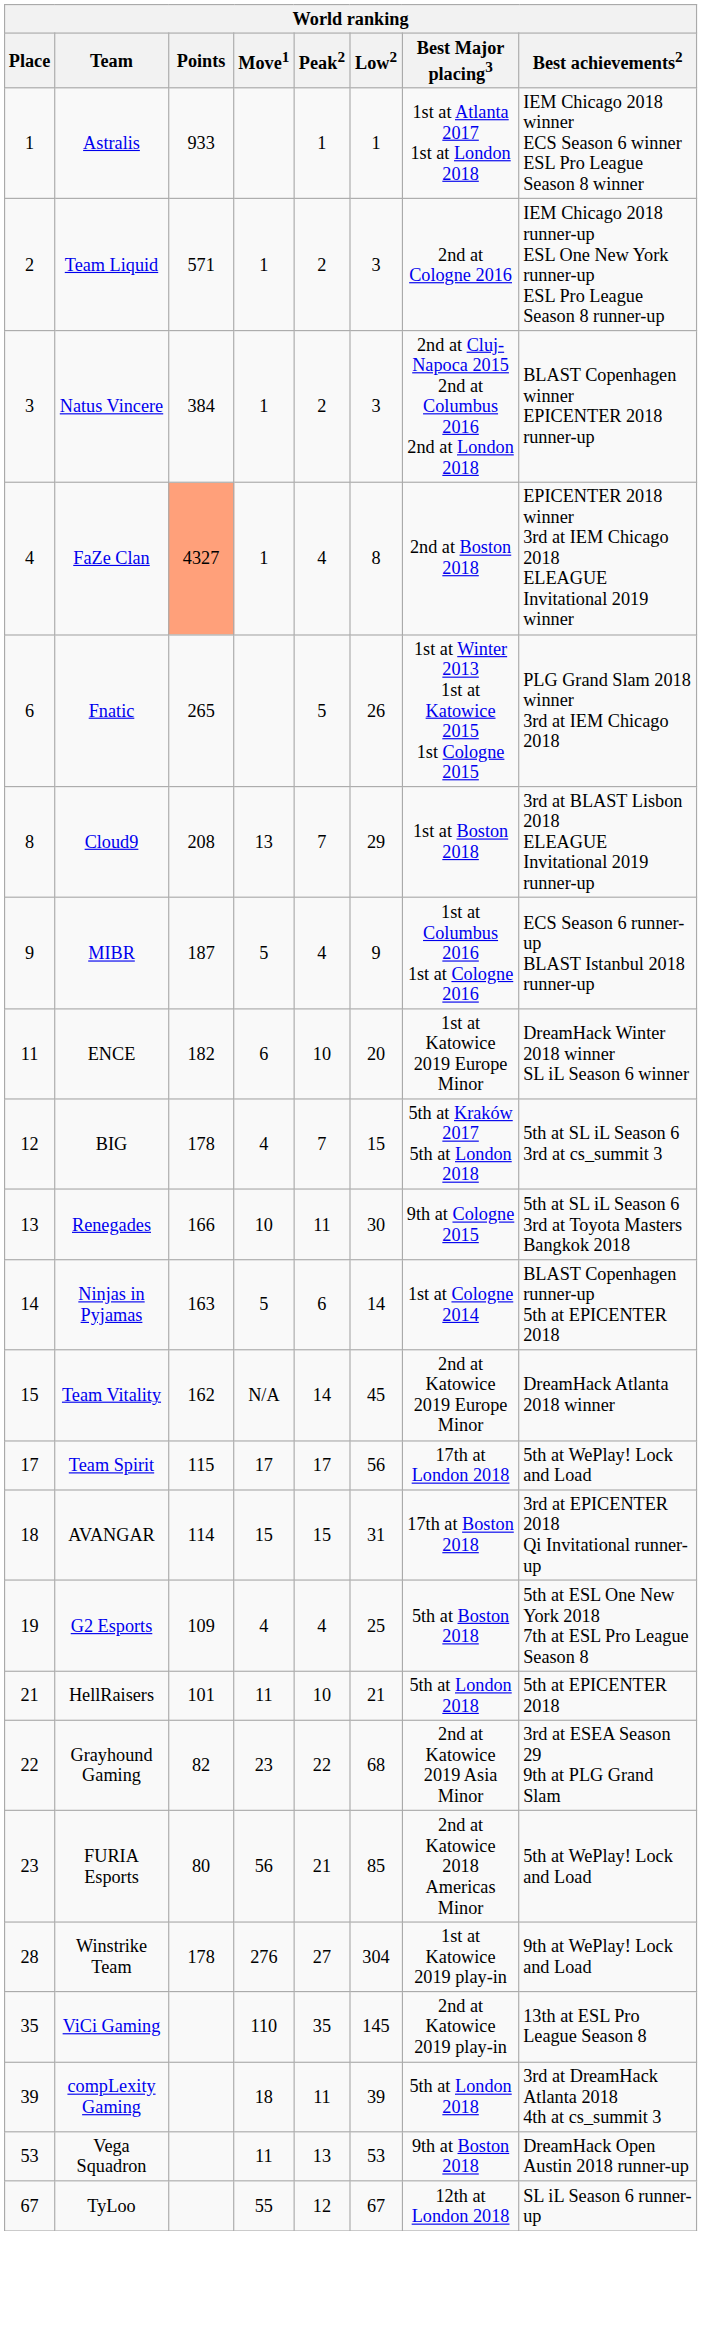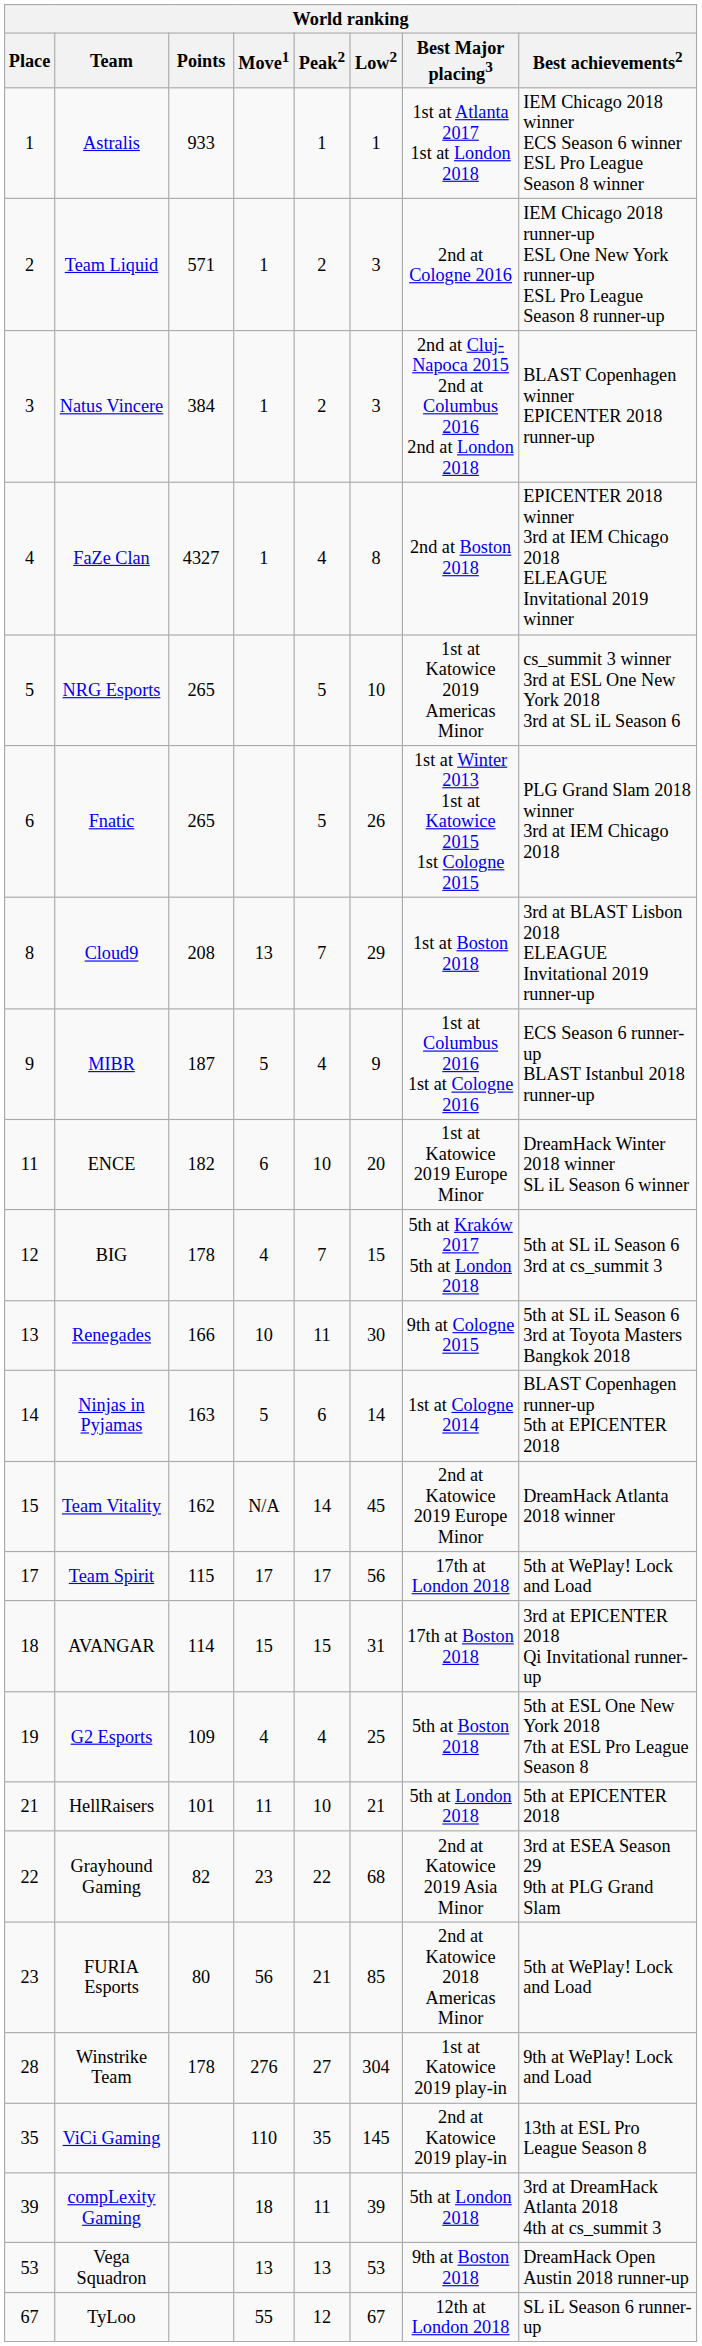(201, 558) lightsalmon background -> (201, 558) no background
+ row: (111, 689)
(264, 2156) 11 -> (264, 2267) 13
